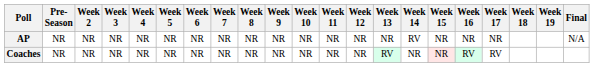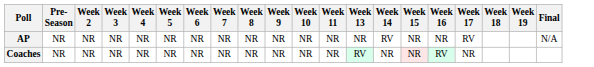- column: (360, 18)
(496, 39) NR -> (469, 39) RV
(496, 55) RV -> (469, 55) NR
